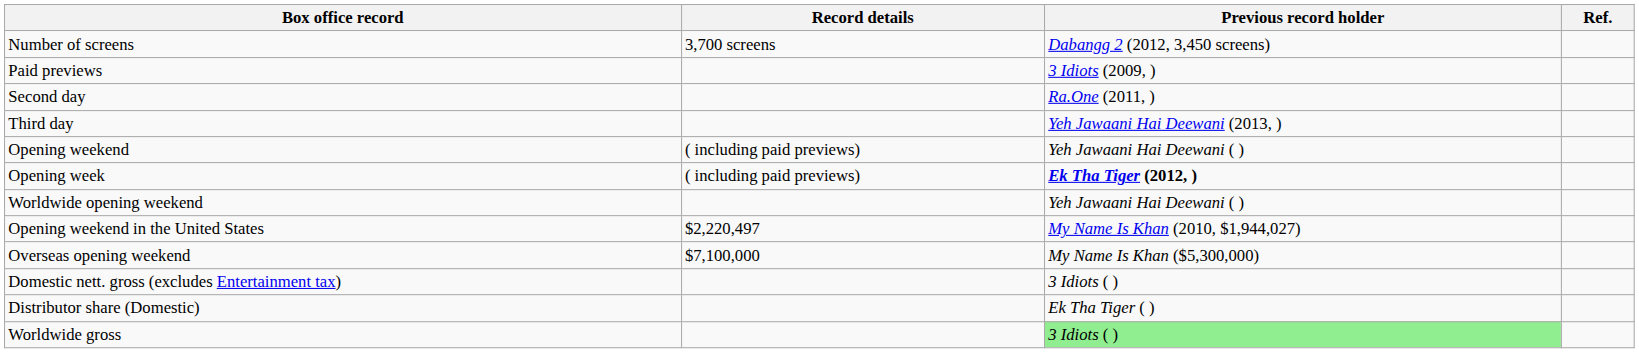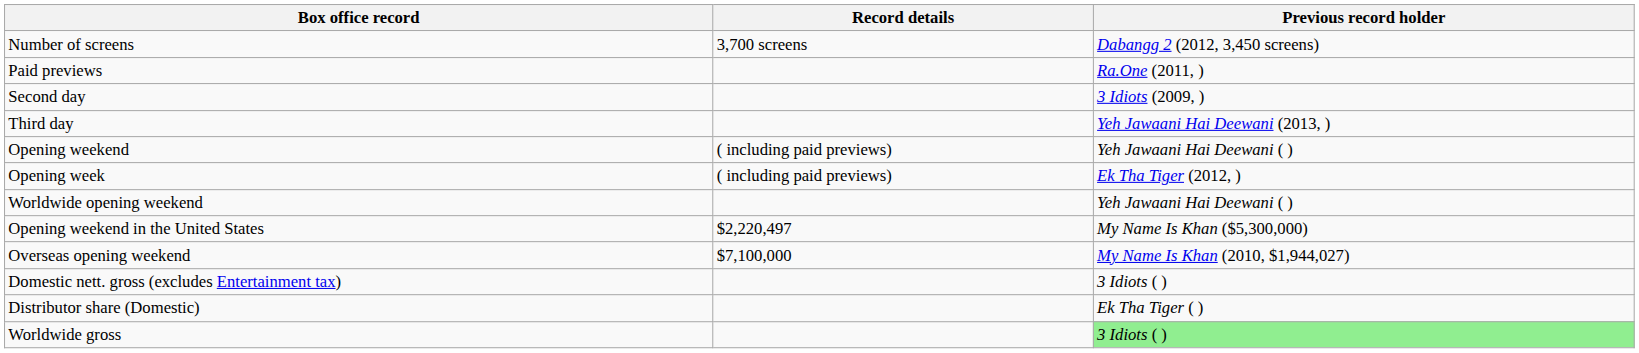- column: (1598, 17)
(1102, 70) 3 Idiots (2009, ) -> (1150, 70) Ra.One (2011, )
(1102, 96) Ra.One (2011, ) -> (1151, 96) 3 Idiots (2009, )
(1123, 176) bold -> (1169, 176) normal
(1174, 228) My Name Is Khan (2010, $1,944,027) -> (1202, 228) My Name Is Khan ($5,300,000)
(1154, 255) My Name Is Khan ($5,300,000) -> (1223, 255) My Name Is Khan (2010, $1,944,027)
